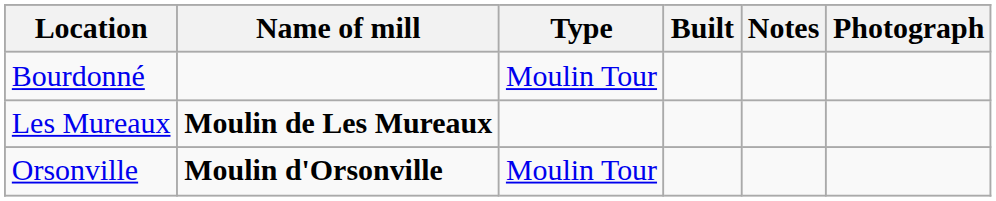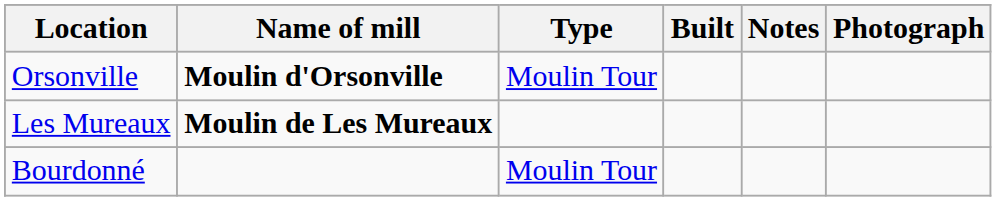rows swapped: (78, 75) <-> (75, 170)
